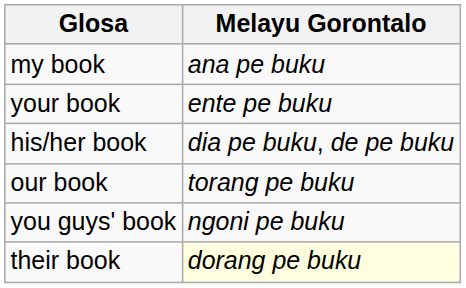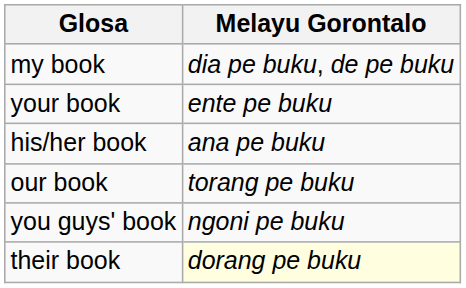(256, 63) ana pe buku -> (321, 63) dia pe buku, de pe buku
(321, 143) dia pe buku, de pe buku -> (256, 143) ana pe buku
